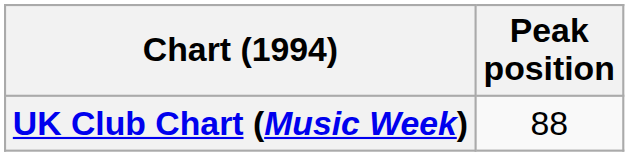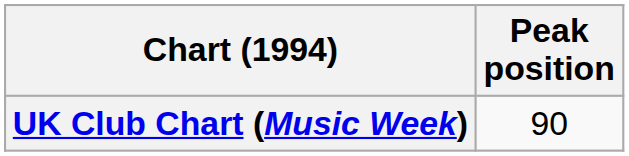(549, 122) 88 -> (549, 122) 90
